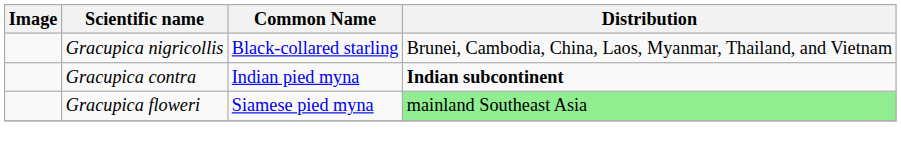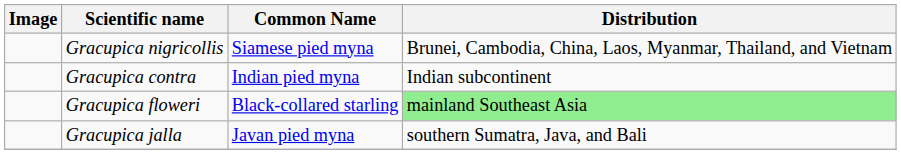(315, 47) Black-collared starling -> (303, 47) Siamese pied myna
(485, 76) bold -> (479, 76) normal
(303, 105) Siamese pied myna -> (315, 105) Black-collared starling
+ row: (124, 134)
